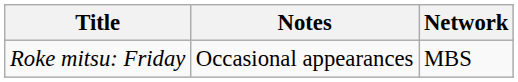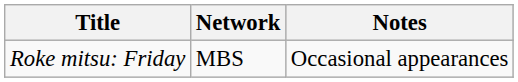columns swapped: (466, 22) <-> (305, 22)
